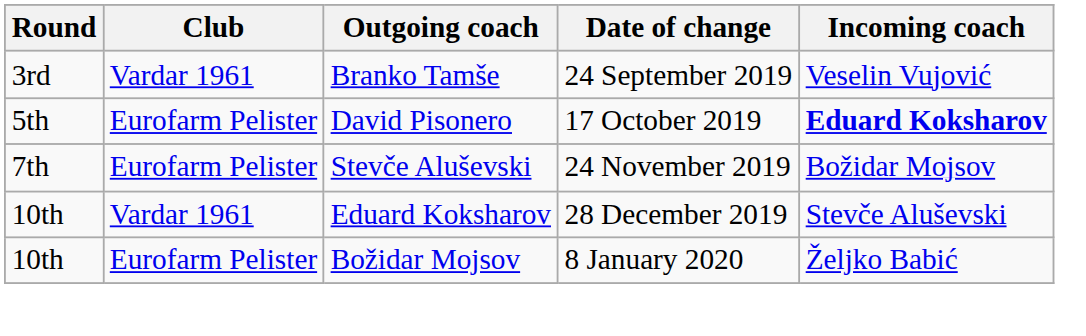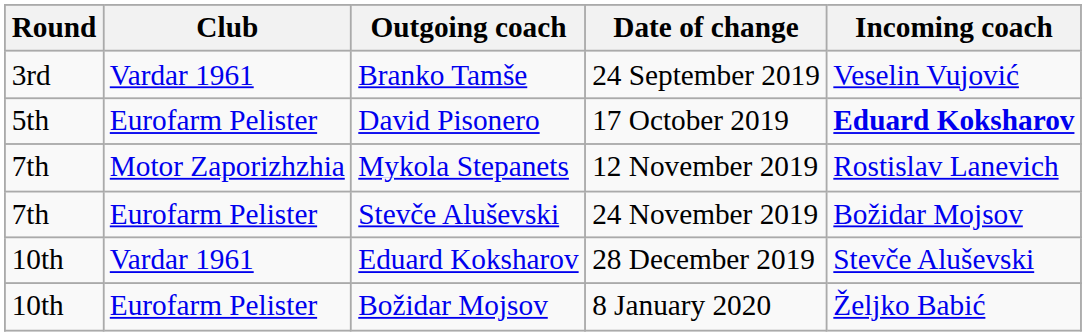+ row: (464, 167)
